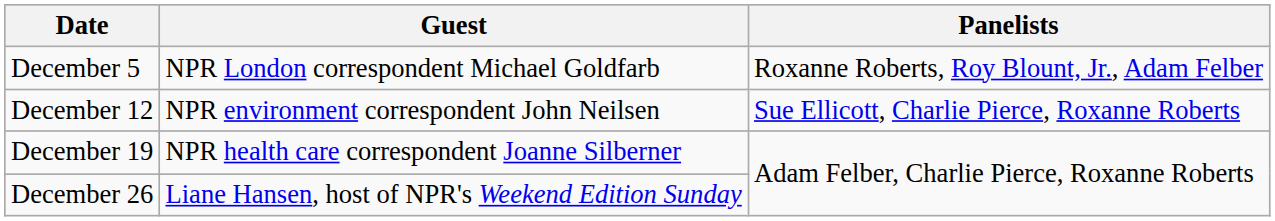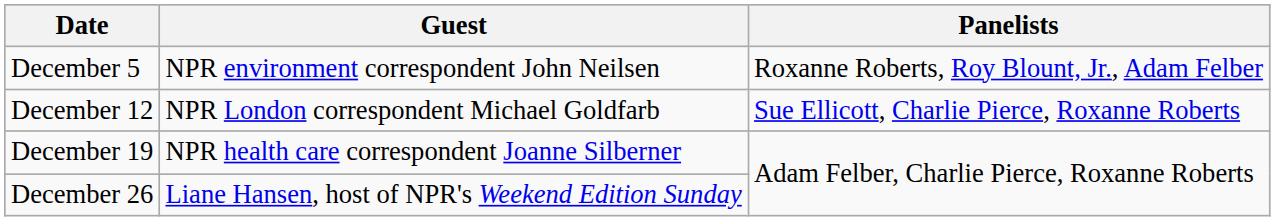(413, 67) NPR London correspondent Michael Goldfarb -> (413, 67) NPR environment correspondent John Neilsen
(413, 109) NPR environment correspondent John Neilsen -> (413, 109) NPR London correspondent Michael Goldfarb
